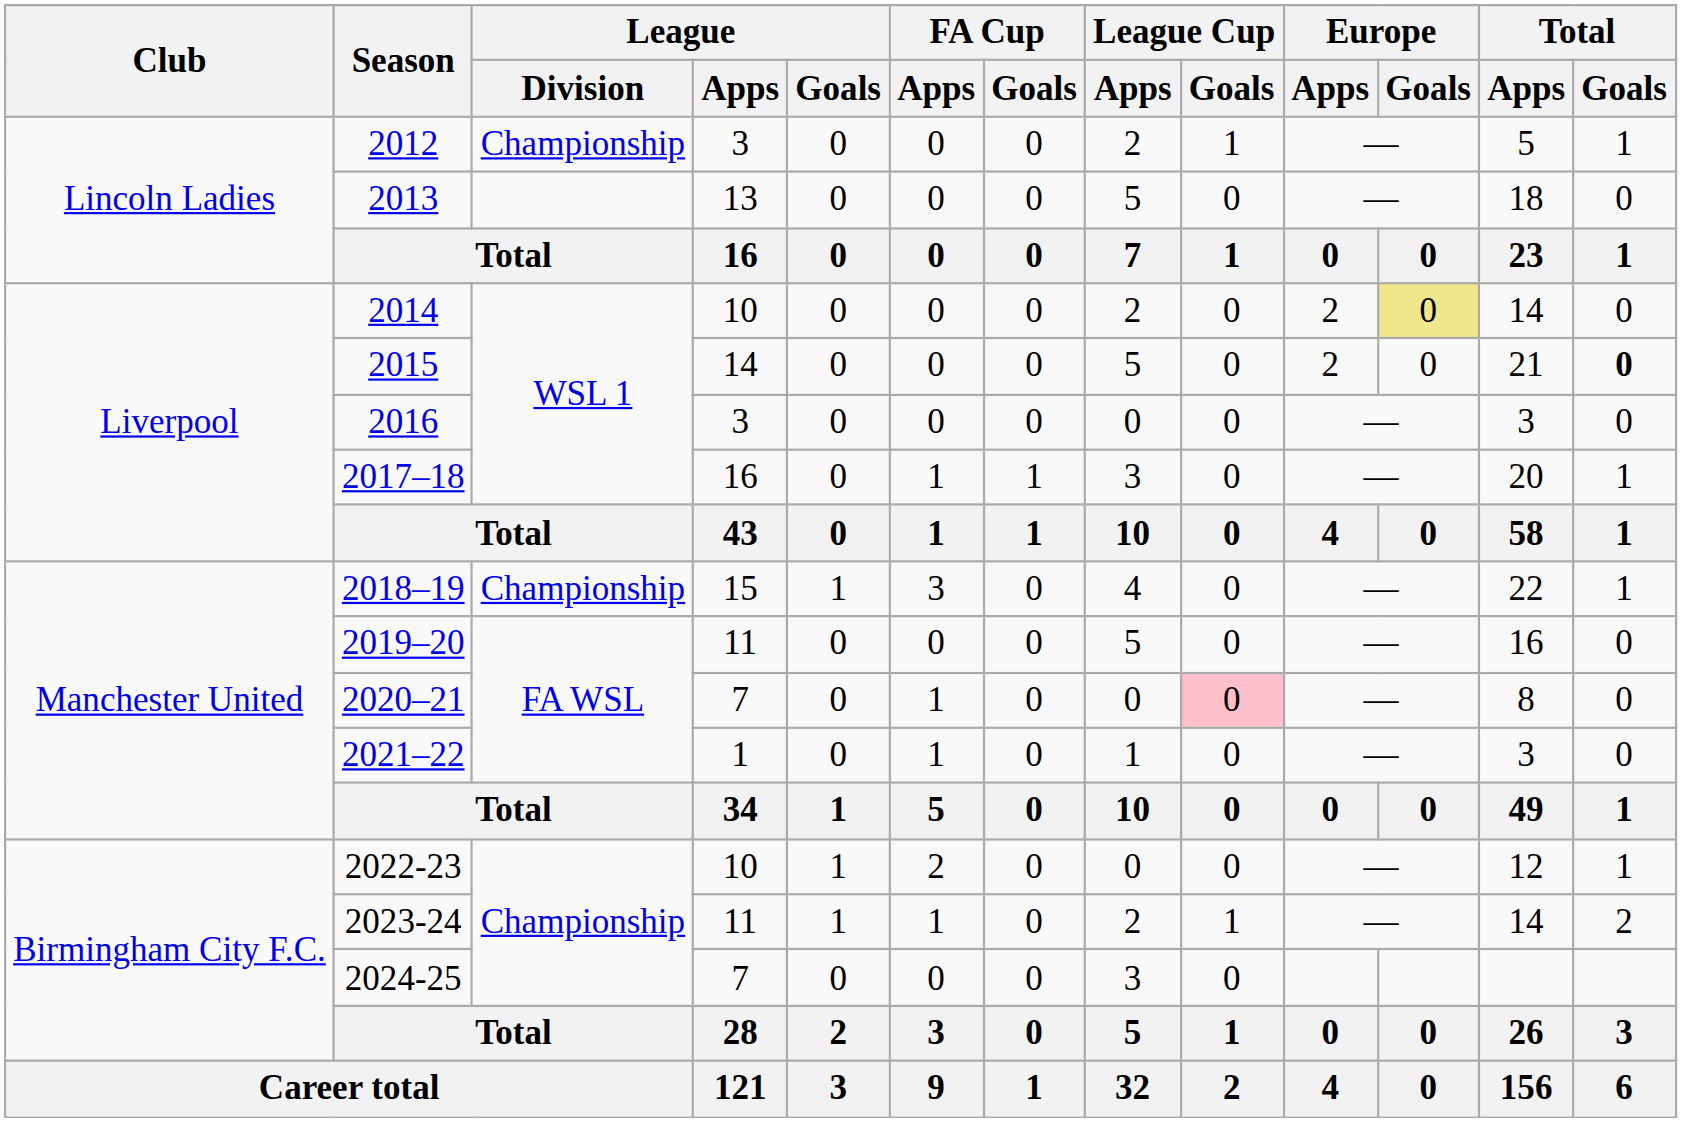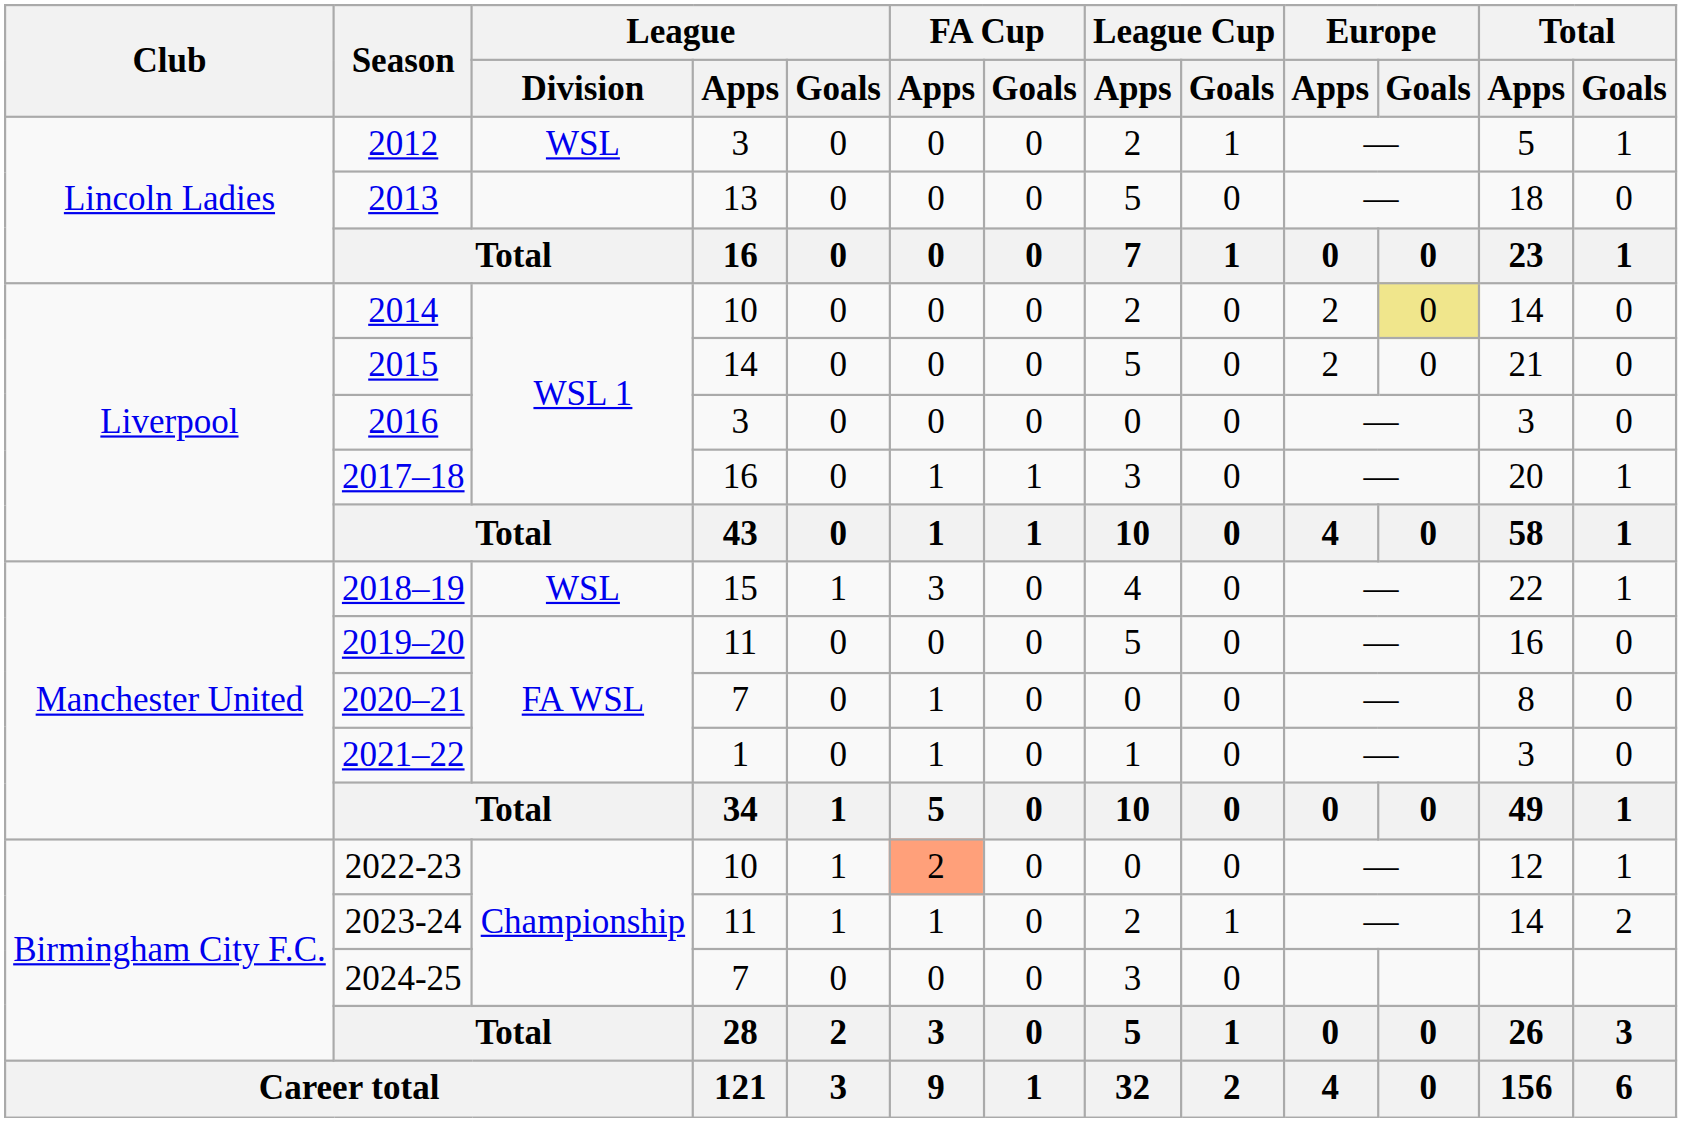(583, 143) Championship -> (583, 143) WSL
(1624, 365) bold -> (1624, 365) normal
(583, 587) Championship -> (583, 587) WSL
(1232, 699) pink background -> (1232, 699) no background
(936, 865) no background -> (936, 865) lightsalmon background
